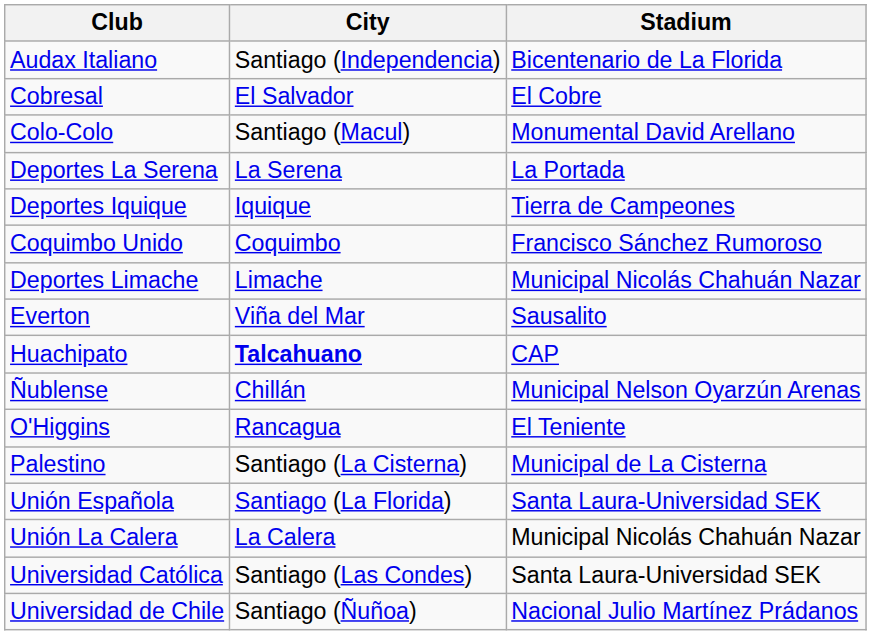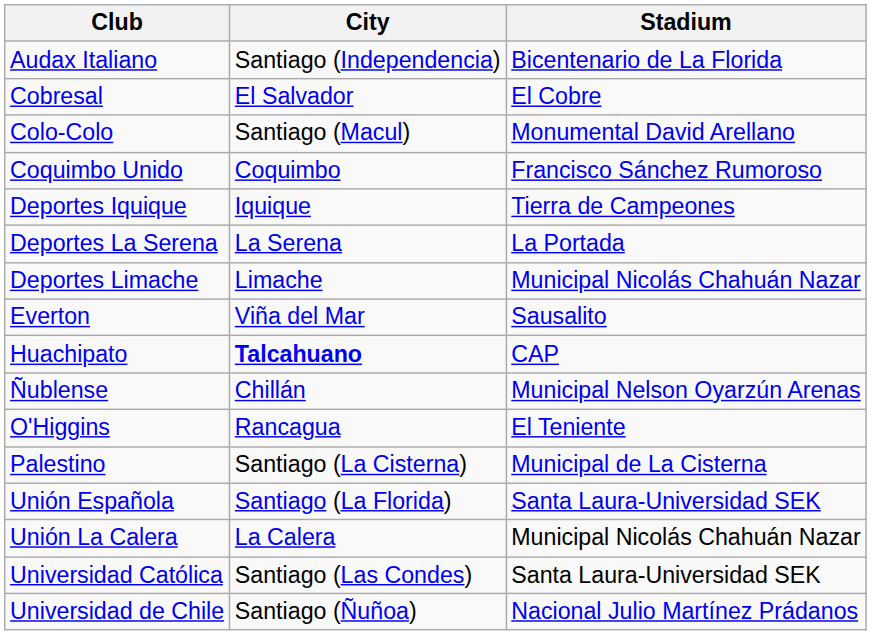rows swapped: (96, 243) <-> (114, 170)
